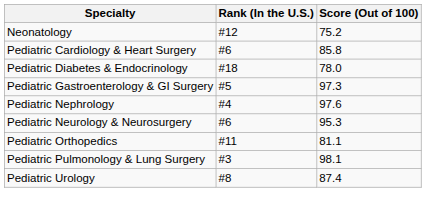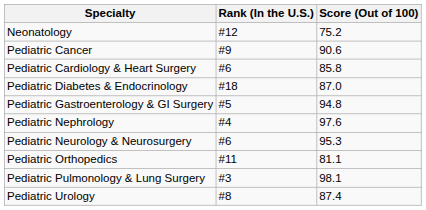+ row: (50, 50)
(330, 68) 78.0 -> (330, 86) 87.0
(330, 86) 97.3 -> (330, 104) 94.8
